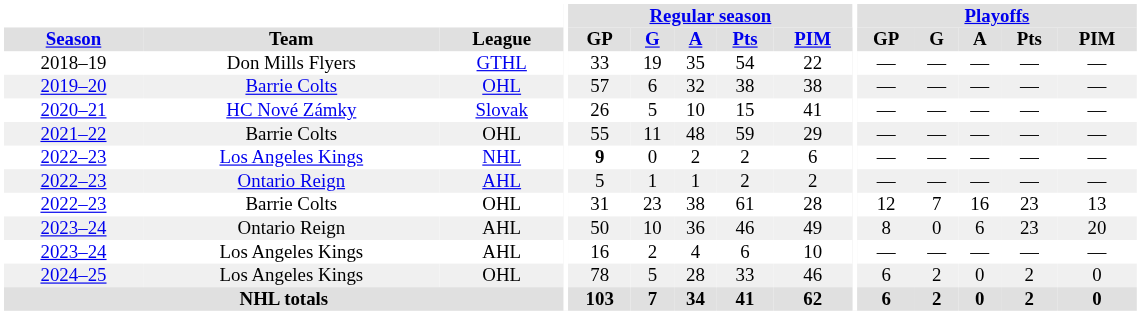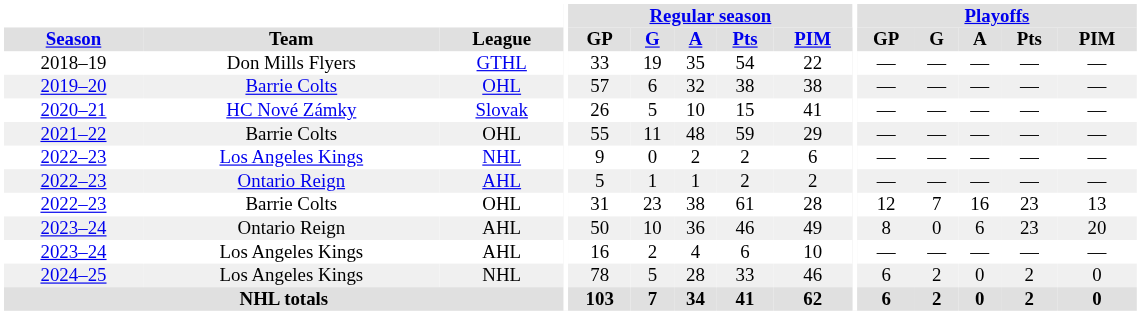(600, 157) bold -> (600, 157) normal
(502, 275) OHL -> (502, 275) NHL
